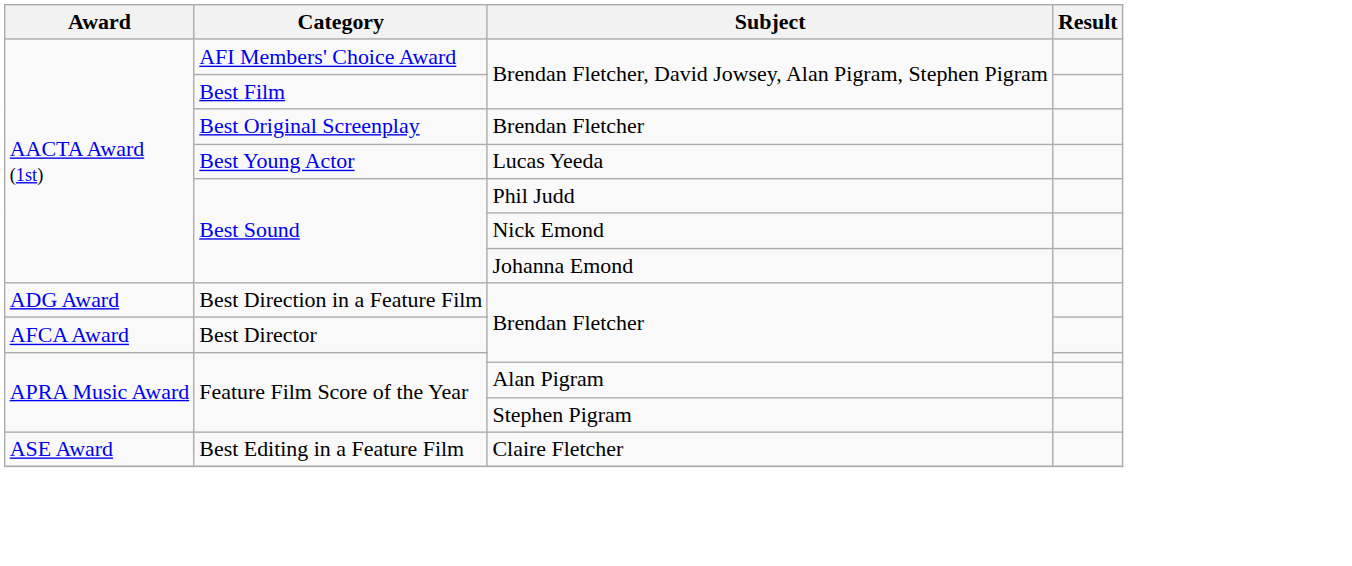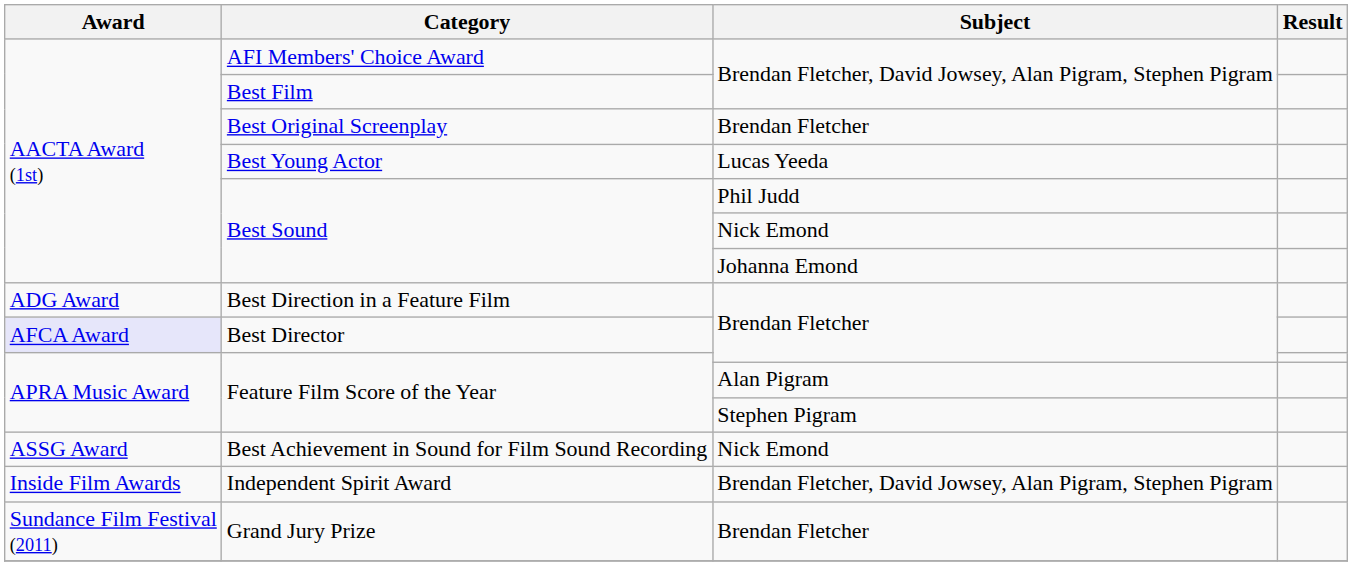(69, 334) no background -> (69, 334) lavender background
- row: (332, 449)
+ row: (467, 449)
+ row: (339, 483)
+ row: (301, 531)
